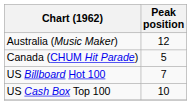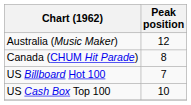(164, 58) 5 -> (164, 58) 8
